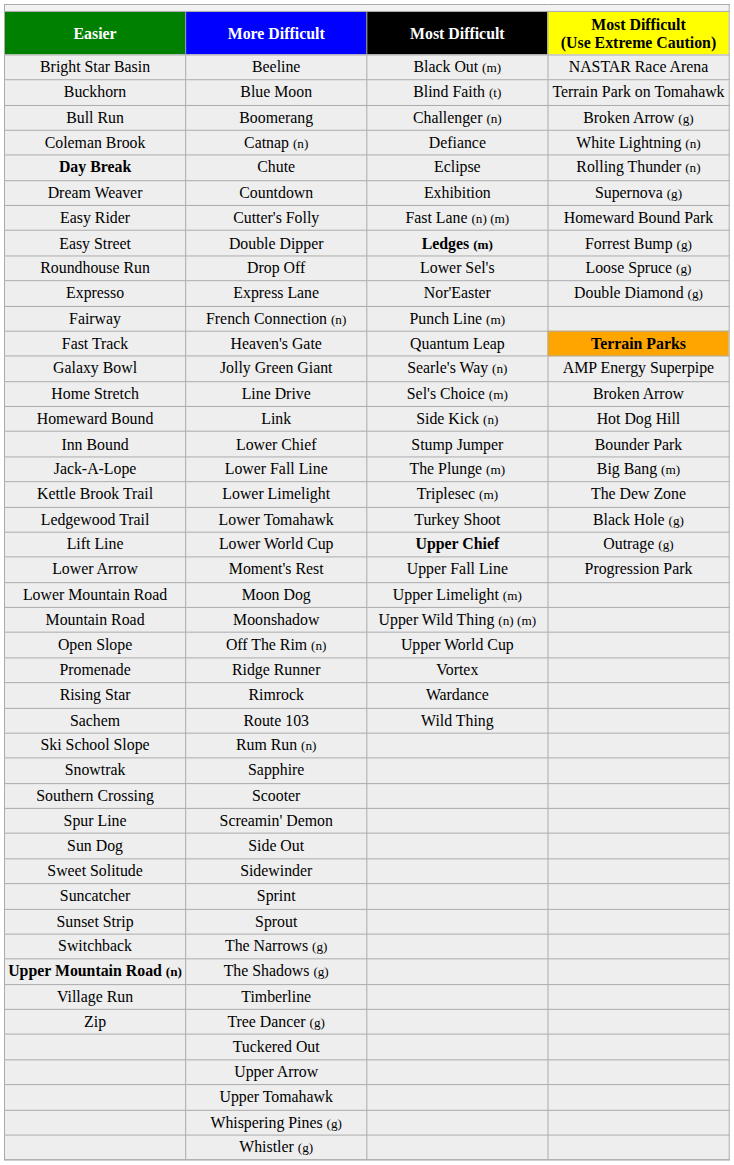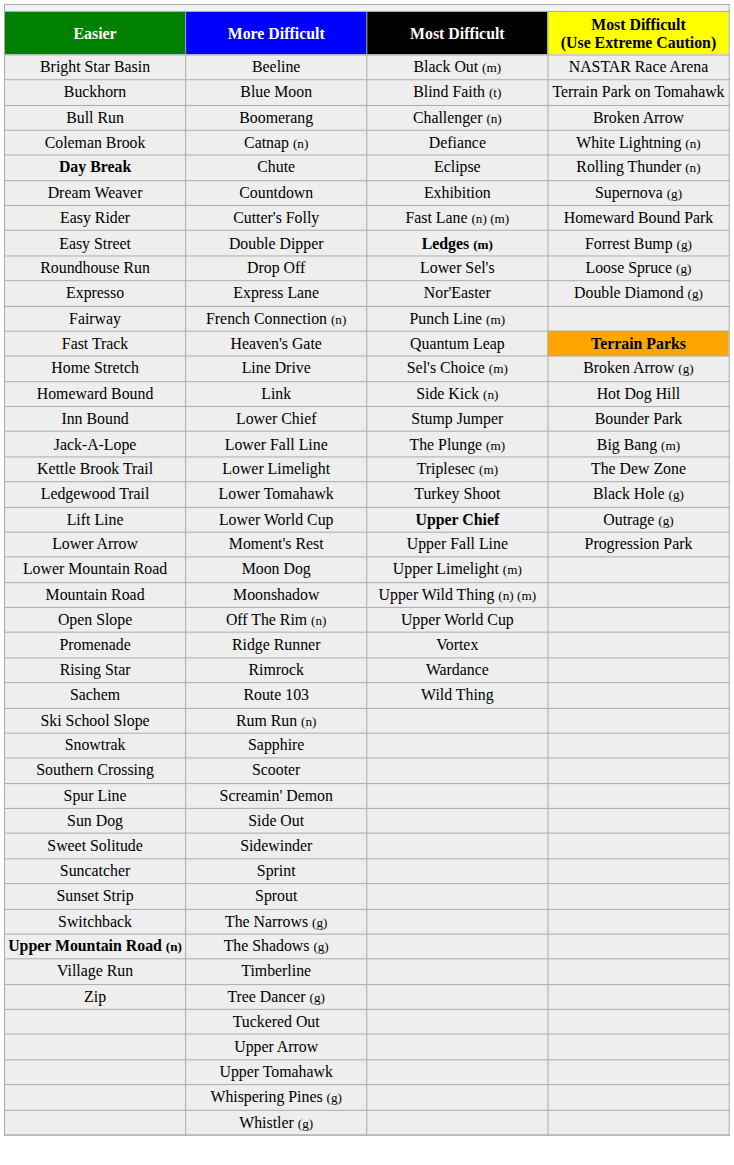(638, 117) Broken Arrow (g) -> (638, 117) Broken Arrow
- row: (276, 368)
(638, 393) Broken Arrow -> (638, 368) Broken Arrow (g)
